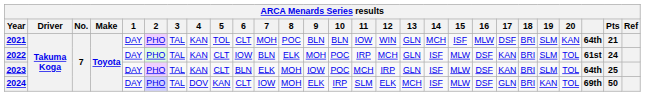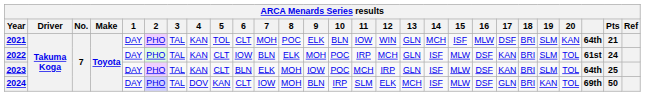(316, 40) BLN -> (316, 40) ELK
(316, 84) ELK -> (316, 84) BLN
